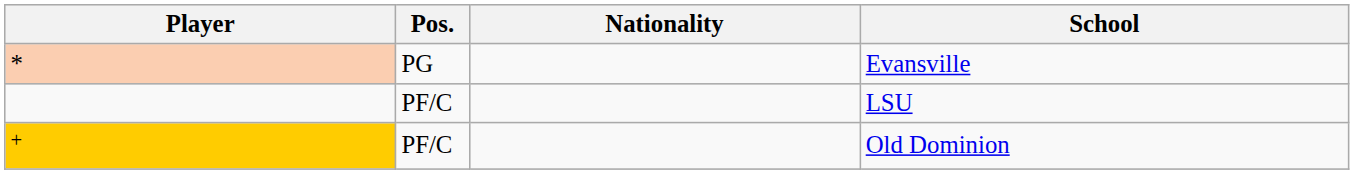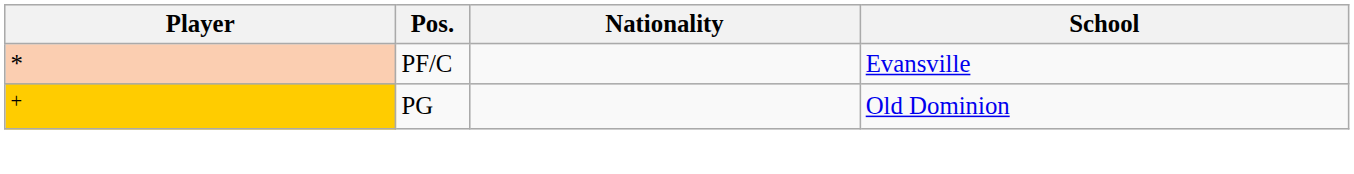(417, 63) PG -> (427, 63) PF/C
- row: (889, 102)
(427, 145) PF/C -> (417, 106) PG
